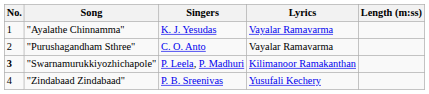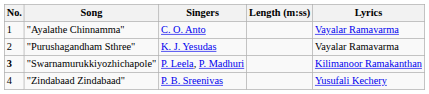columns swapped: (302, 13) <-> (391, 13)
(189, 30) K. J. Yesudas -> (183, 30) C. O. Anto
(183, 47) C. O. Anto -> (189, 47) K. J. Yesudas
